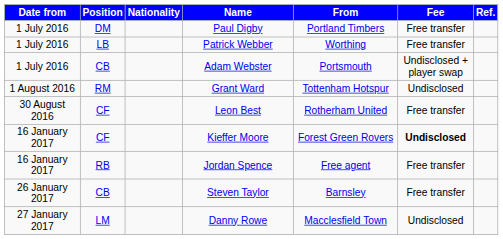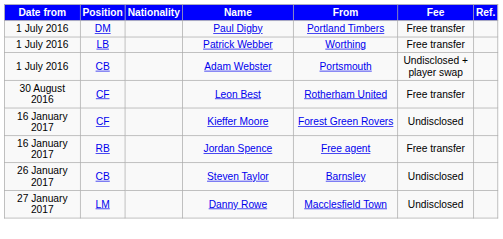- row: (238, 89)
(436, 138) bold -> (436, 122) normal
(436, 193) Free transfer -> (436, 177) Undisclosed
